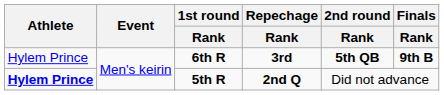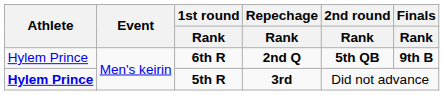(282, 58) 3rd -> (282, 58) 2nd Q
(282, 80) 2nd Q -> (282, 80) 3rd
